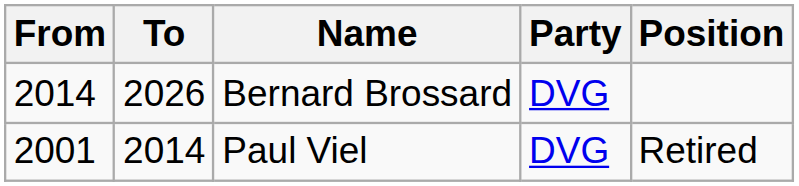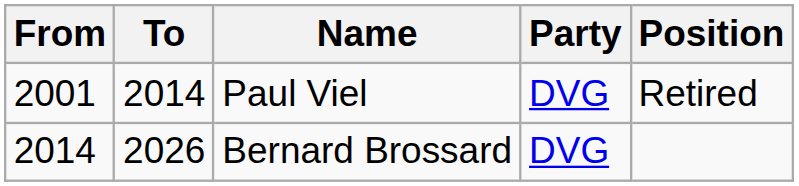rows swapped: (295, 151) <-> (367, 92)
